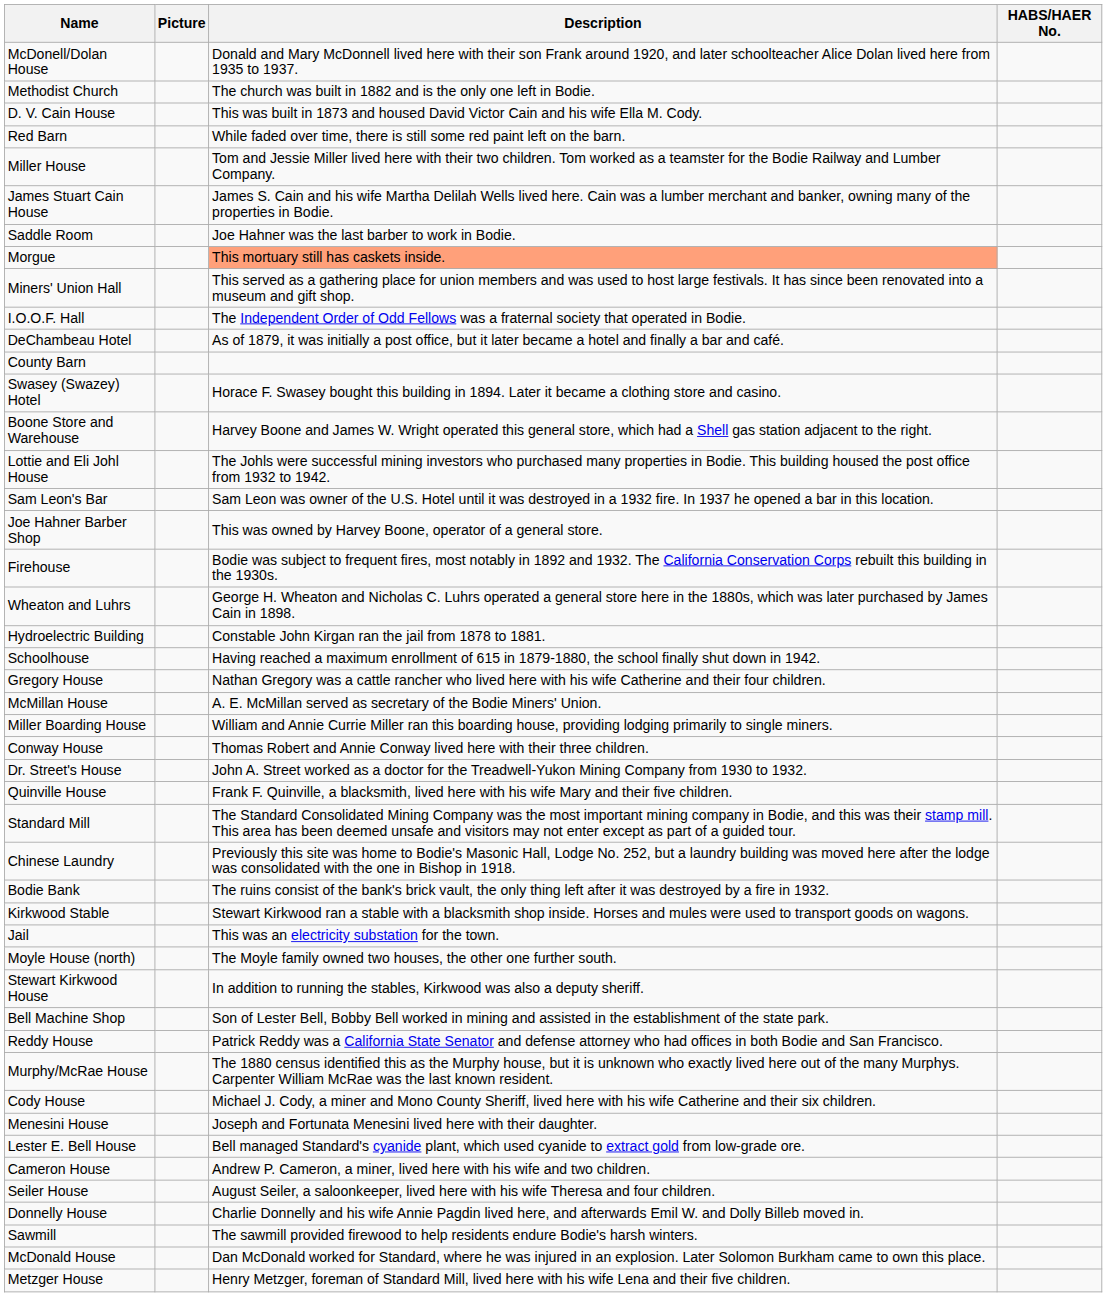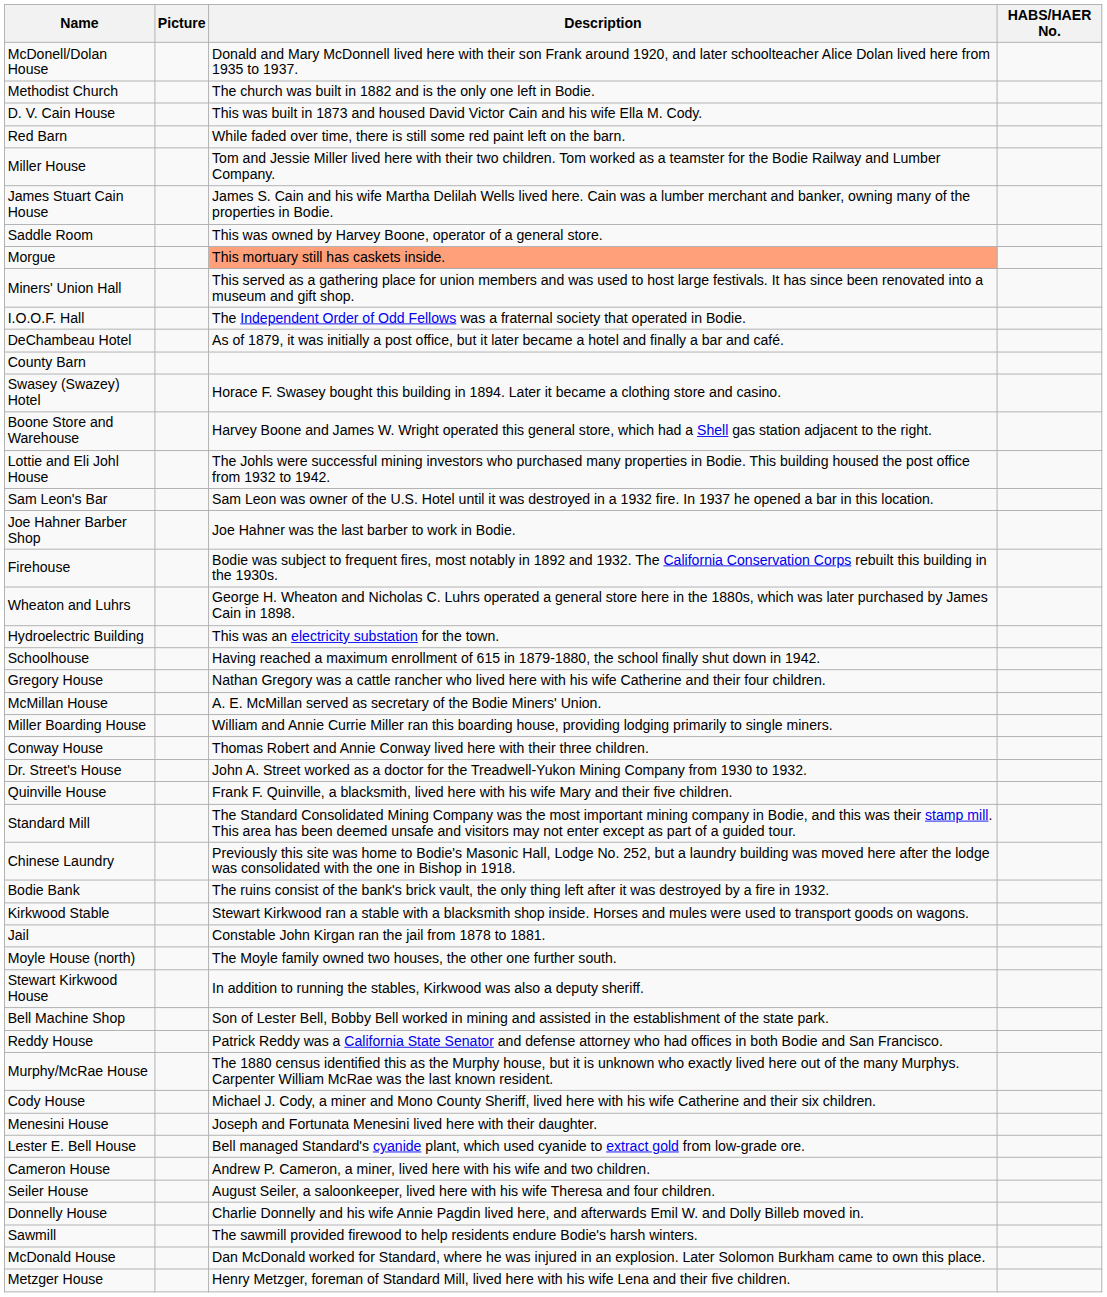(364, 235) Joe Hahner was the last barber to work in Bodie. -> (407, 235) This was owned by Harvey Boone, operator of a general store.
(407, 529) This was owned by Harvey Boone, operator of a general store. -> (364, 529) Joe Hahner was the last barber to work in Bodie.
(379, 636) Constable John Kirgan ran the jail from 1878 to 1881. -> (356, 636) This was an electricity substation for the town.
(356, 936) This was an electricity substation for the town. -> (379, 936) Constable John Kirgan ran the jail from 1878 to 1881.
